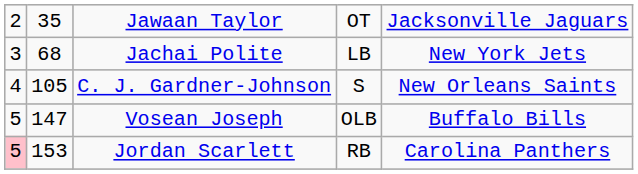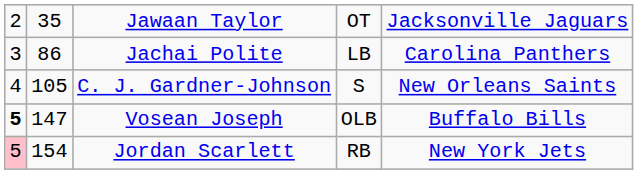(49, 54) 68 -> (49, 54) 86
(507, 54) New York Jets -> (507, 54) Carolina Panthers
(16, 120) normal -> (16, 120) bold
(49, 153) 153 -> (49, 153) 154
(507, 153) Carolina Panthers -> (507, 153) New York Jets
